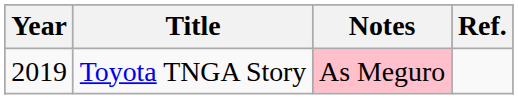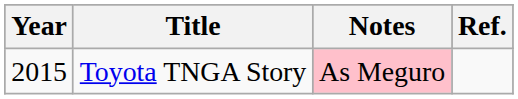(39, 70) 2019 -> (39, 70) 2015
